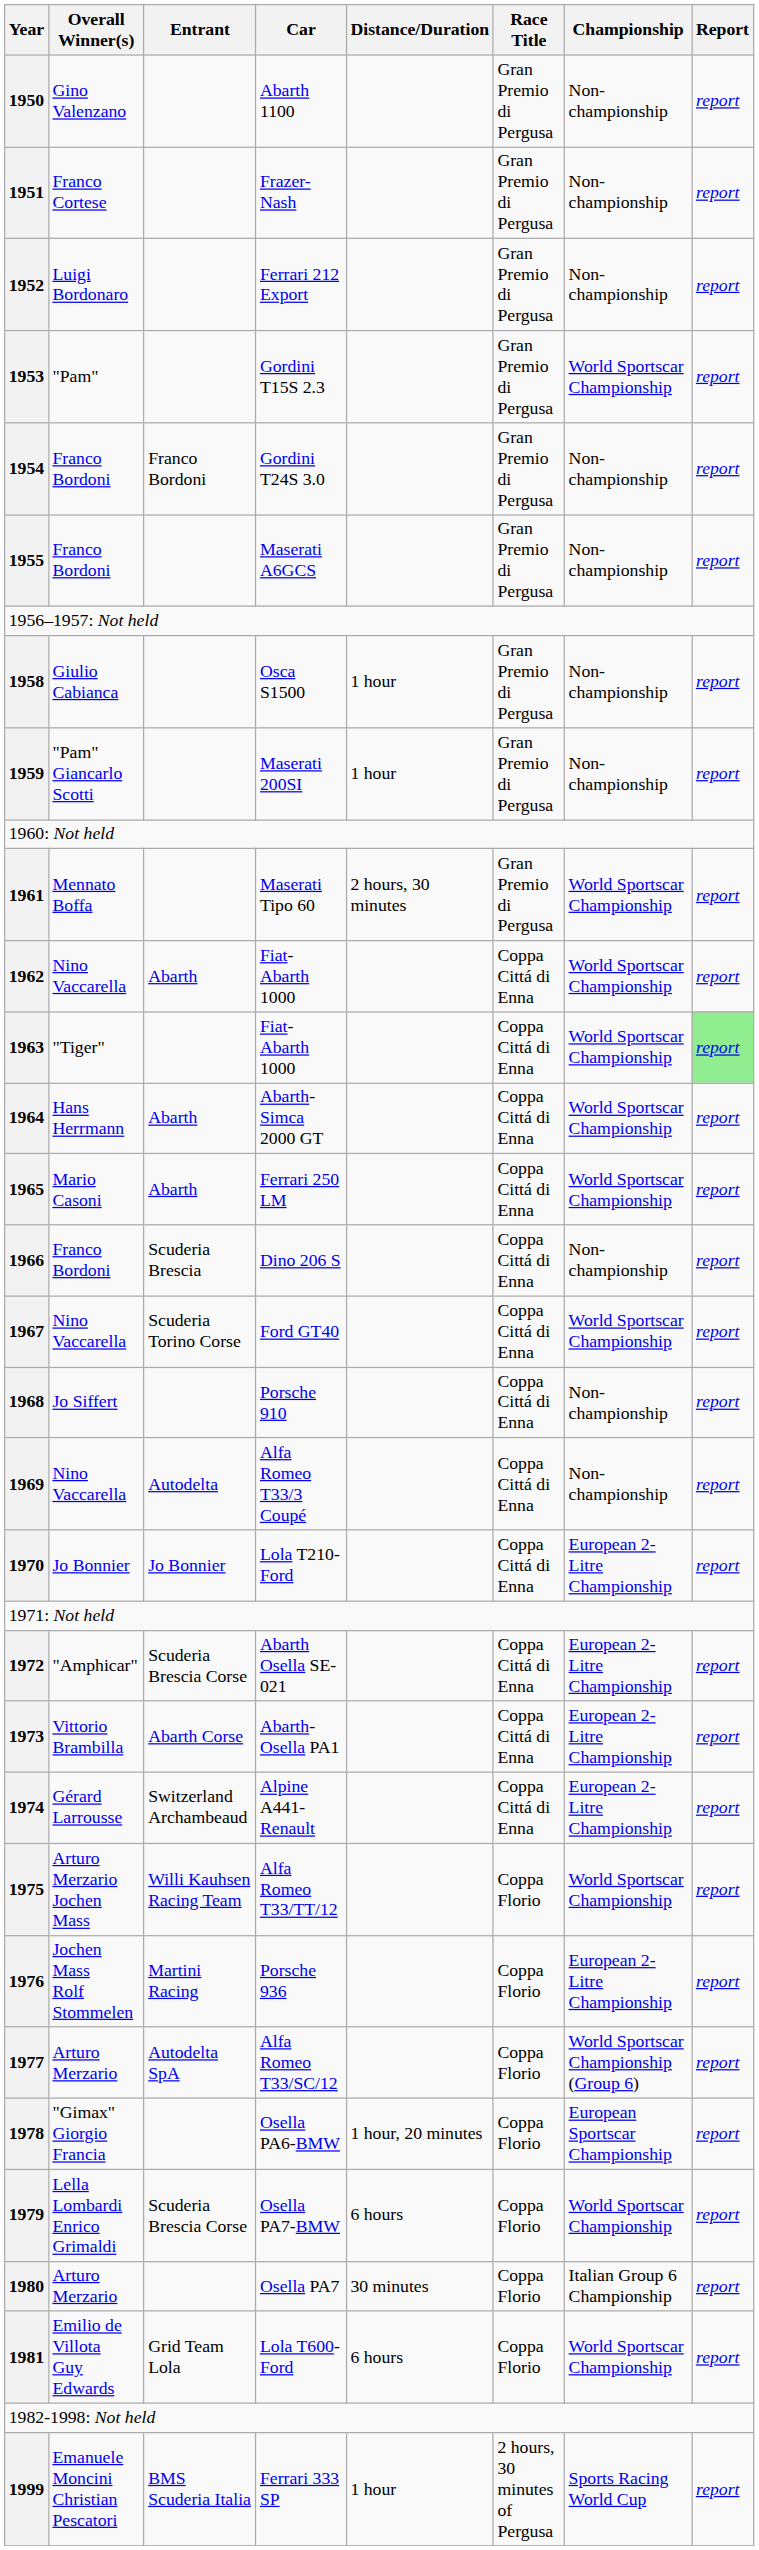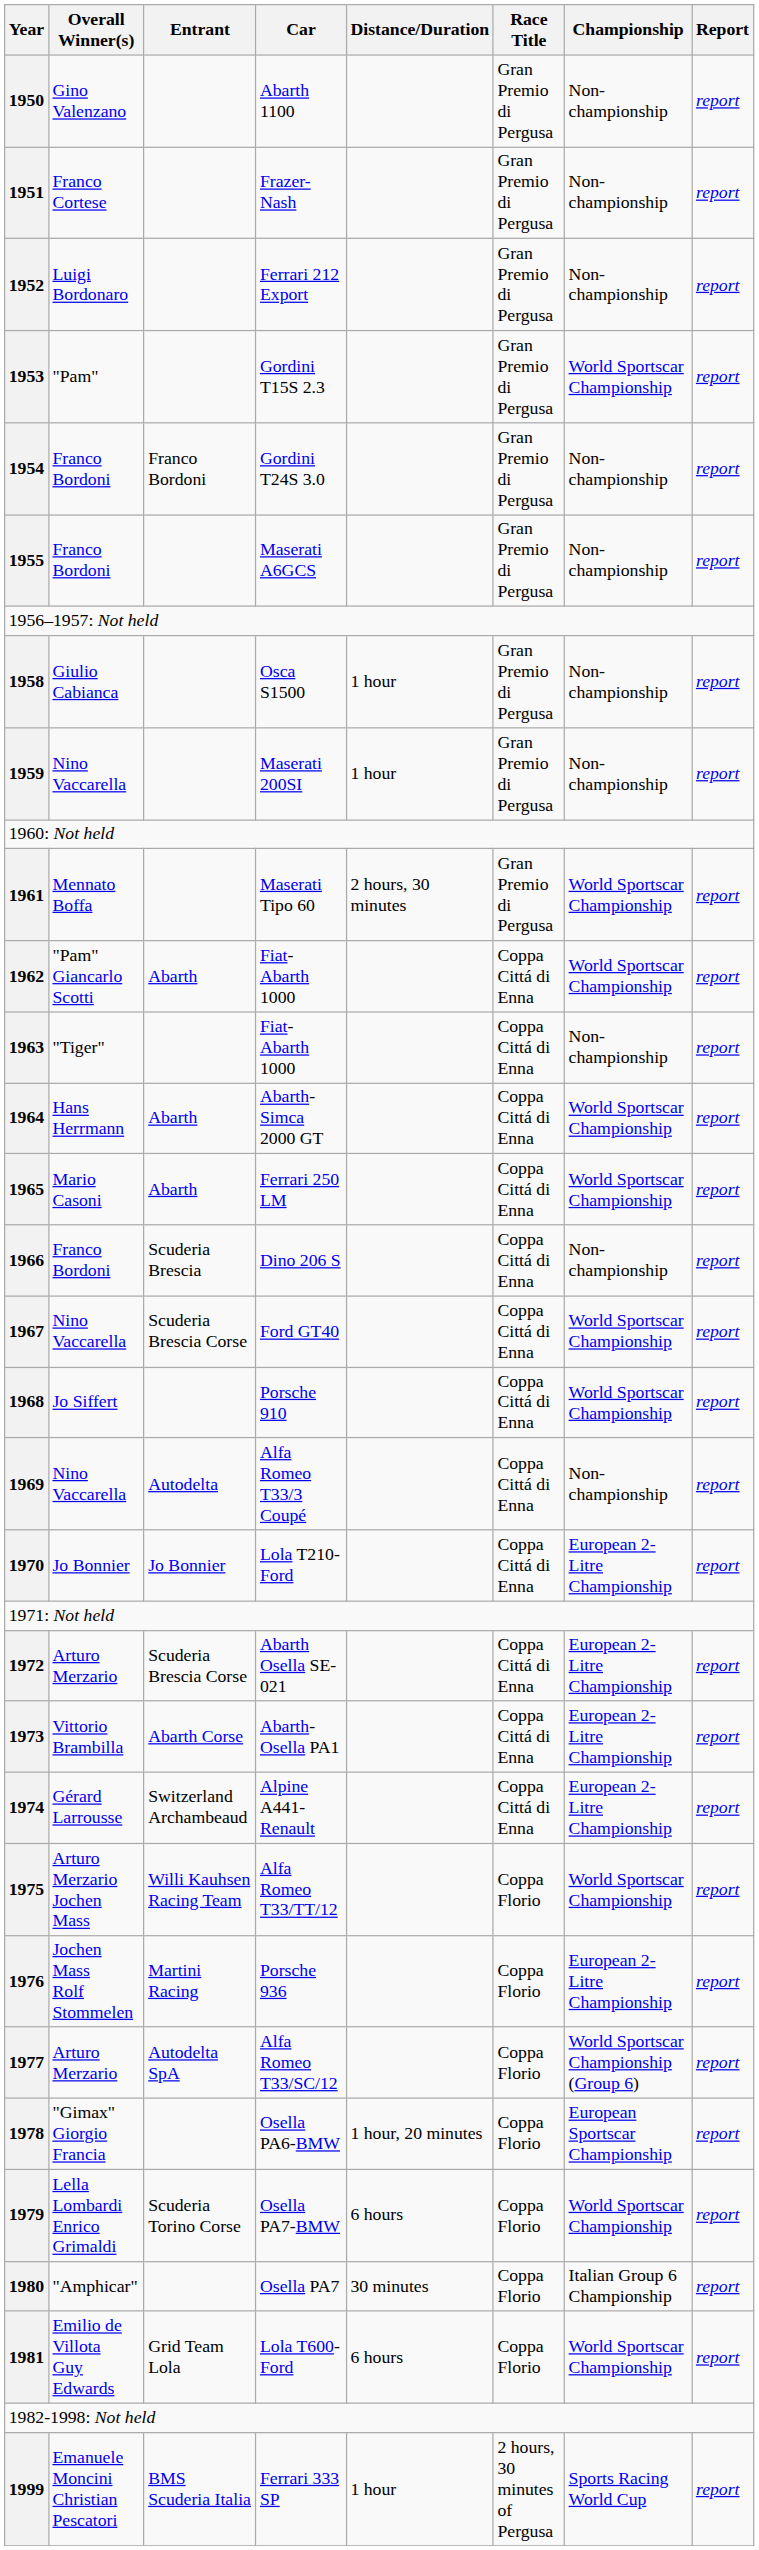(87, 773) "Pam" Giancarlo Scotti -> (89, 773) Nino Vaccarella
(89, 976) Nino Vaccarella -> (87, 976) "Pam" Giancarlo Scotti
(626, 1047) World Sportscar Championship -> (618, 1047) Non-championship
(718, 1047) lightgreen background -> (718, 1047) no background
(195, 1331) Scuderia Torino Corse -> (198, 1331) Scuderia Brescia Corse
(618, 1402) Non-championship -> (626, 1402) World Sportscar Championship
(95, 1665) "Amphicar" -> (85, 1665) Arturo Merzario
(198, 2215) Scuderia Brescia Corse -> (195, 2215) Scuderia Torino Corse
(85, 2286) Arturo Merzario -> (95, 2286) "Amphicar"
